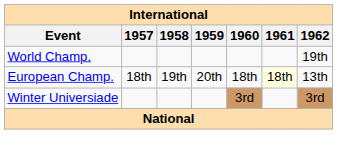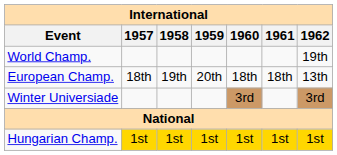(280, 77) lightyellow background -> (280, 77) no background
+ row: (62, 139)
